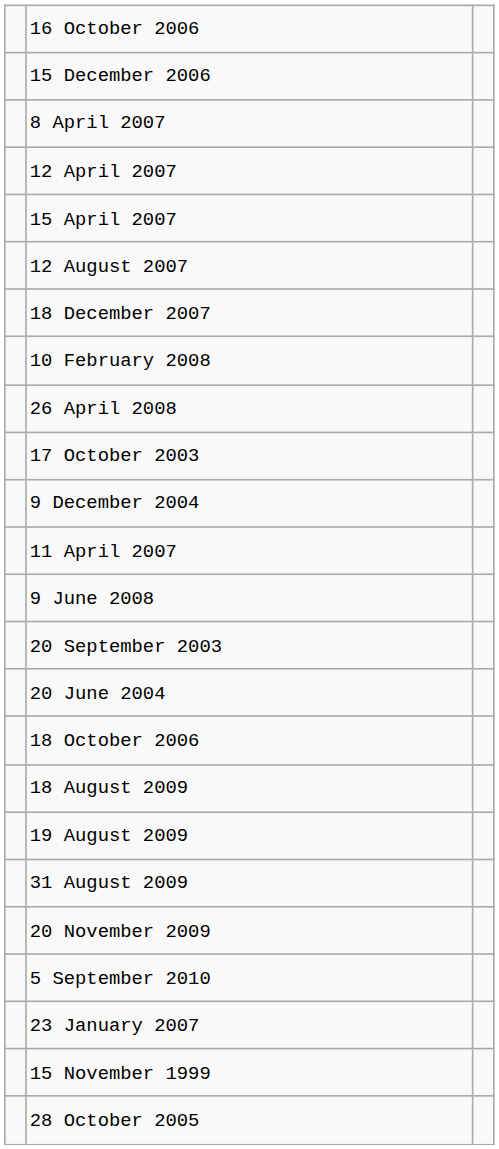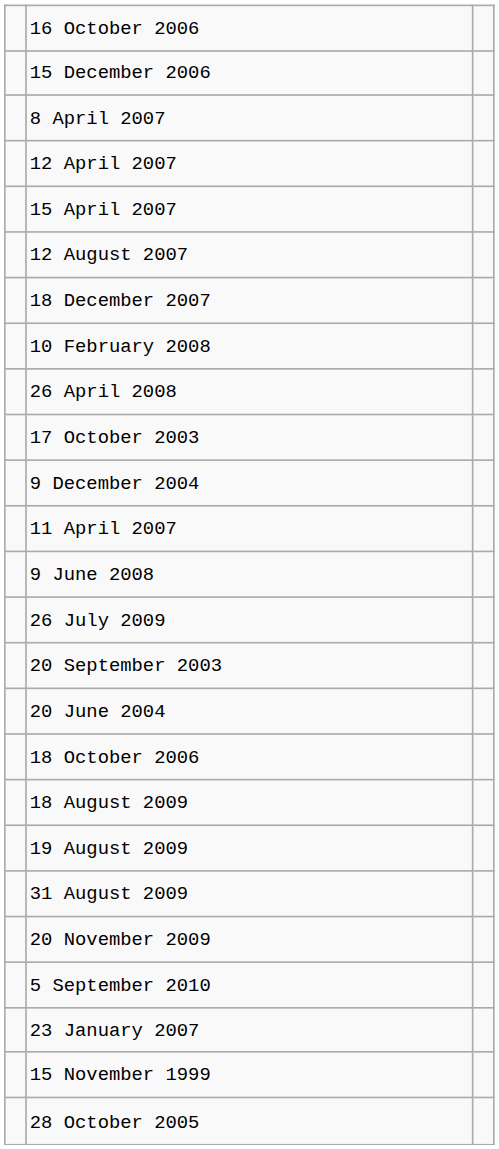+ row: (98, 620)
